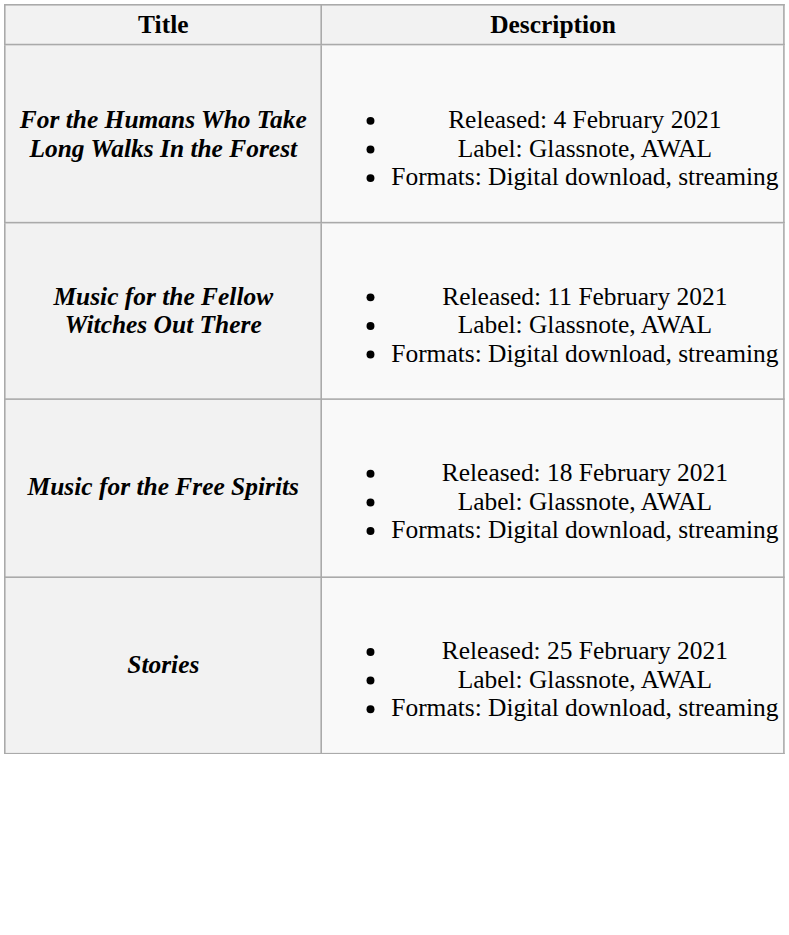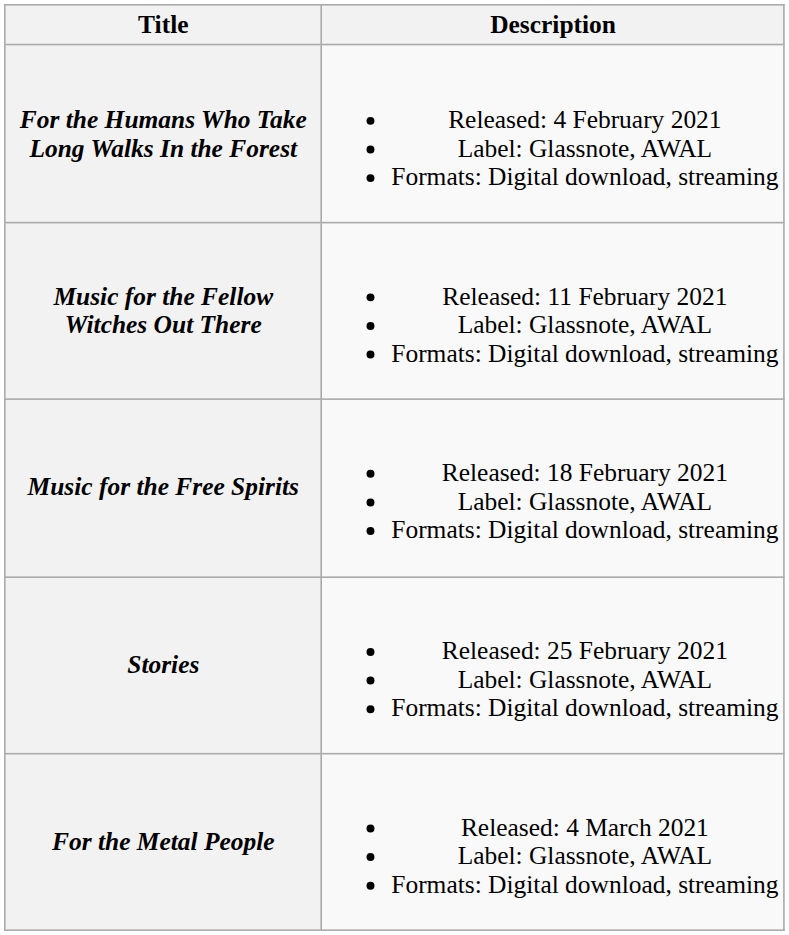+ row: (163, 841)
